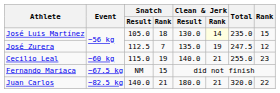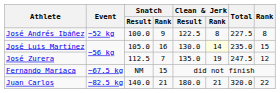+ row: (45, 34)
(163, 34) 18 -> (163, 46) 16
- row: (32, 58)
